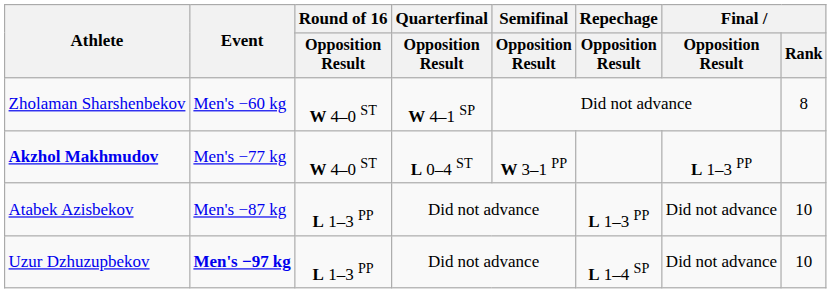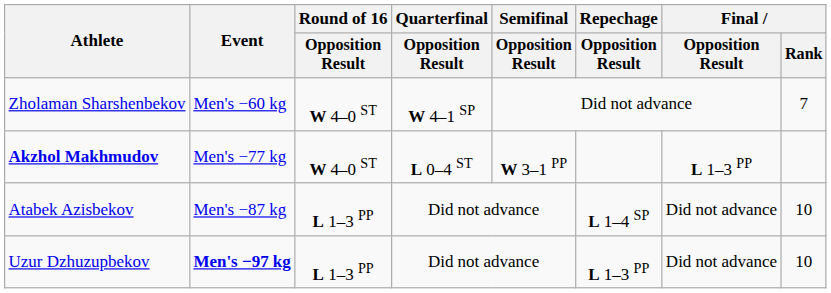(804, 104) 8 -> (804, 104) 7
(619, 219) L 1–3 PP -> (619, 219) L 1–4 SP
(619, 272) L 1–4 SP -> (619, 272) L 1–3 PP
